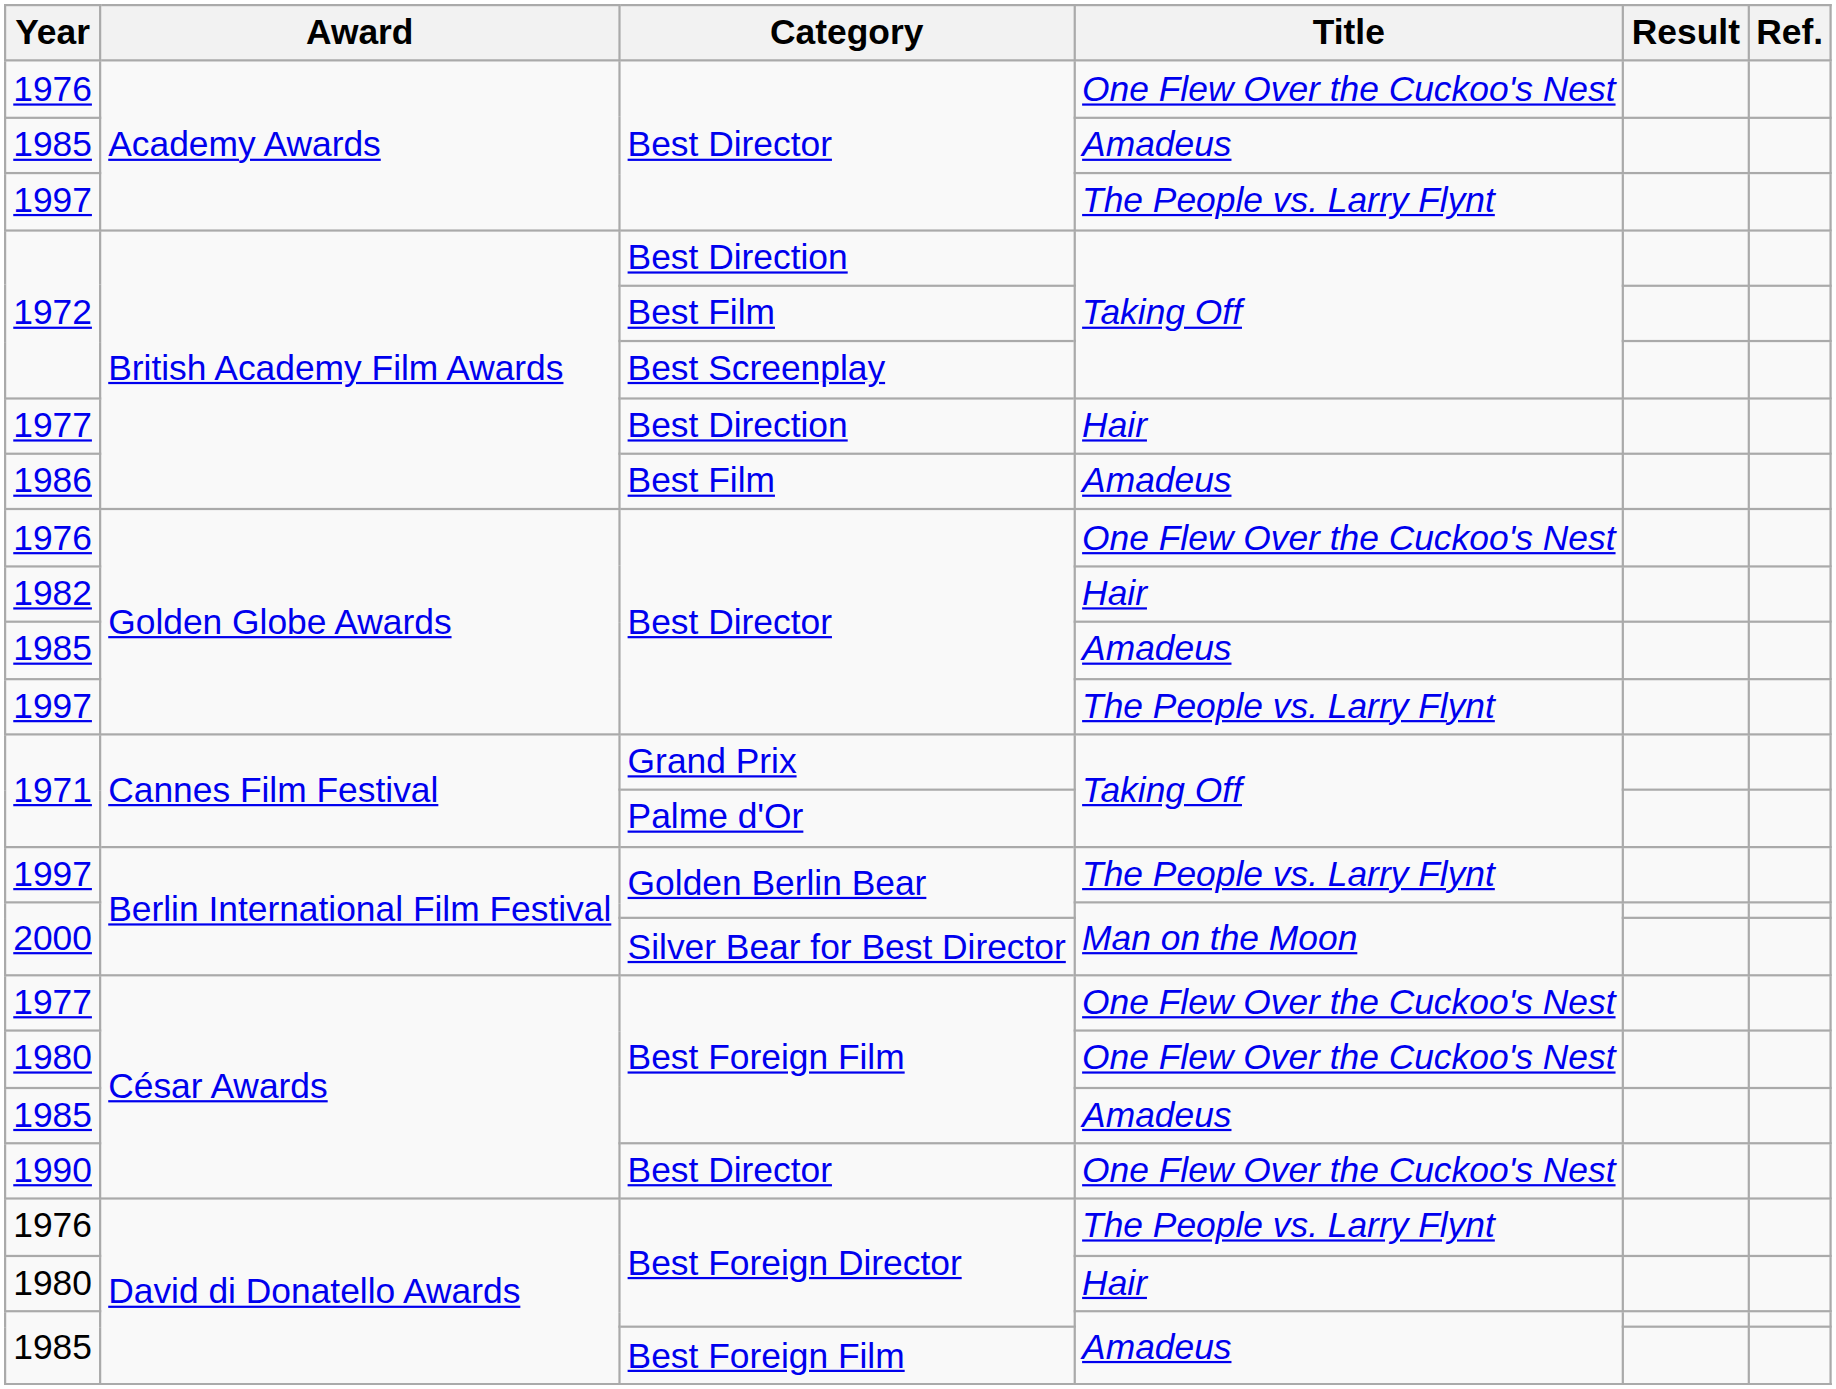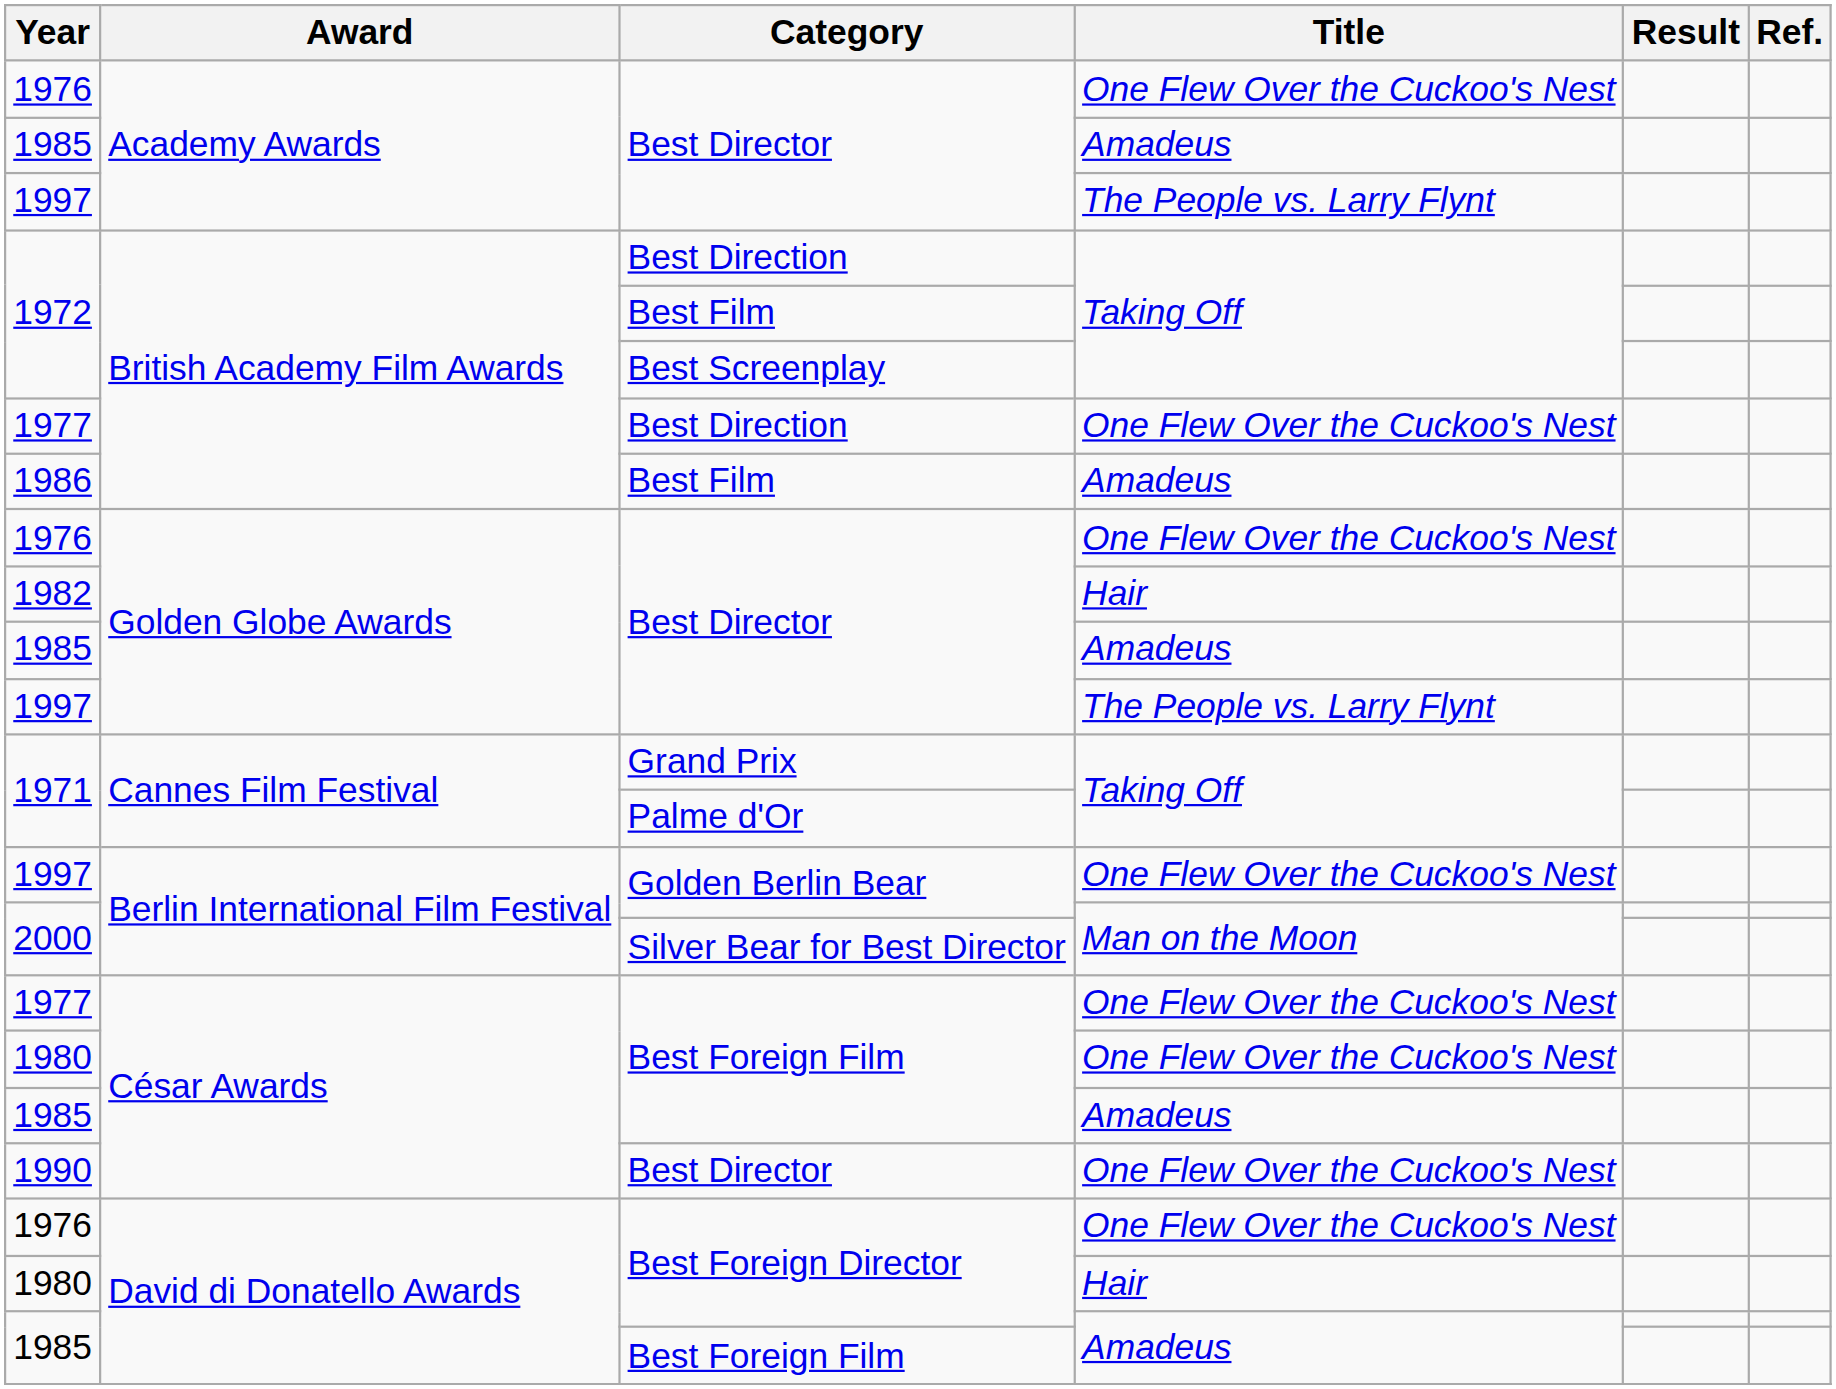(1115, 425) Hair -> (1349, 425) One Flew Over the Cuckoo's Nest
(1288, 873) The People vs. Larry Flynt -> (1349, 873) One Flew Over the Cuckoo's Nest
(1288, 1226) The People vs. Larry Flynt -> (1349, 1226) One Flew Over the Cuckoo's Nest
